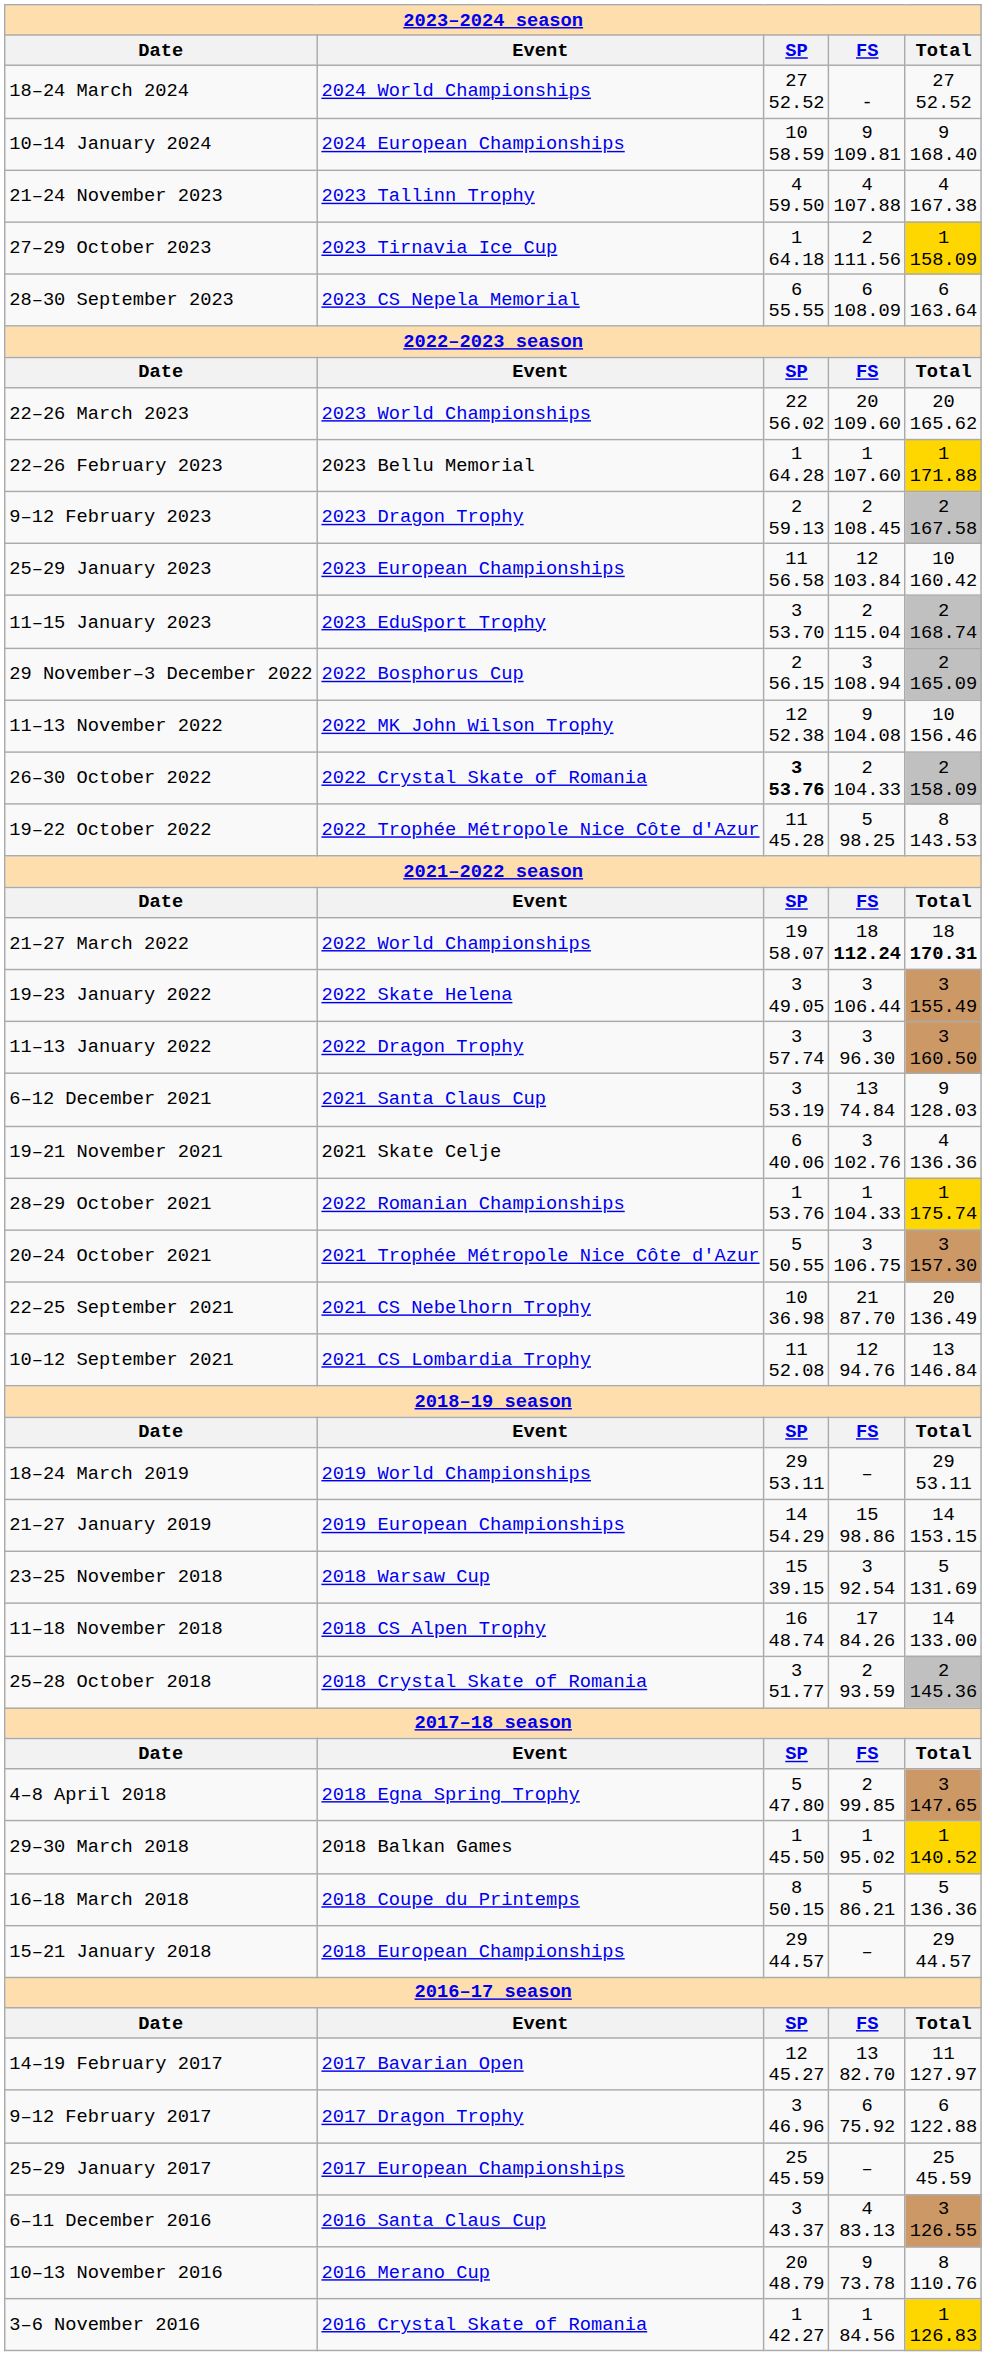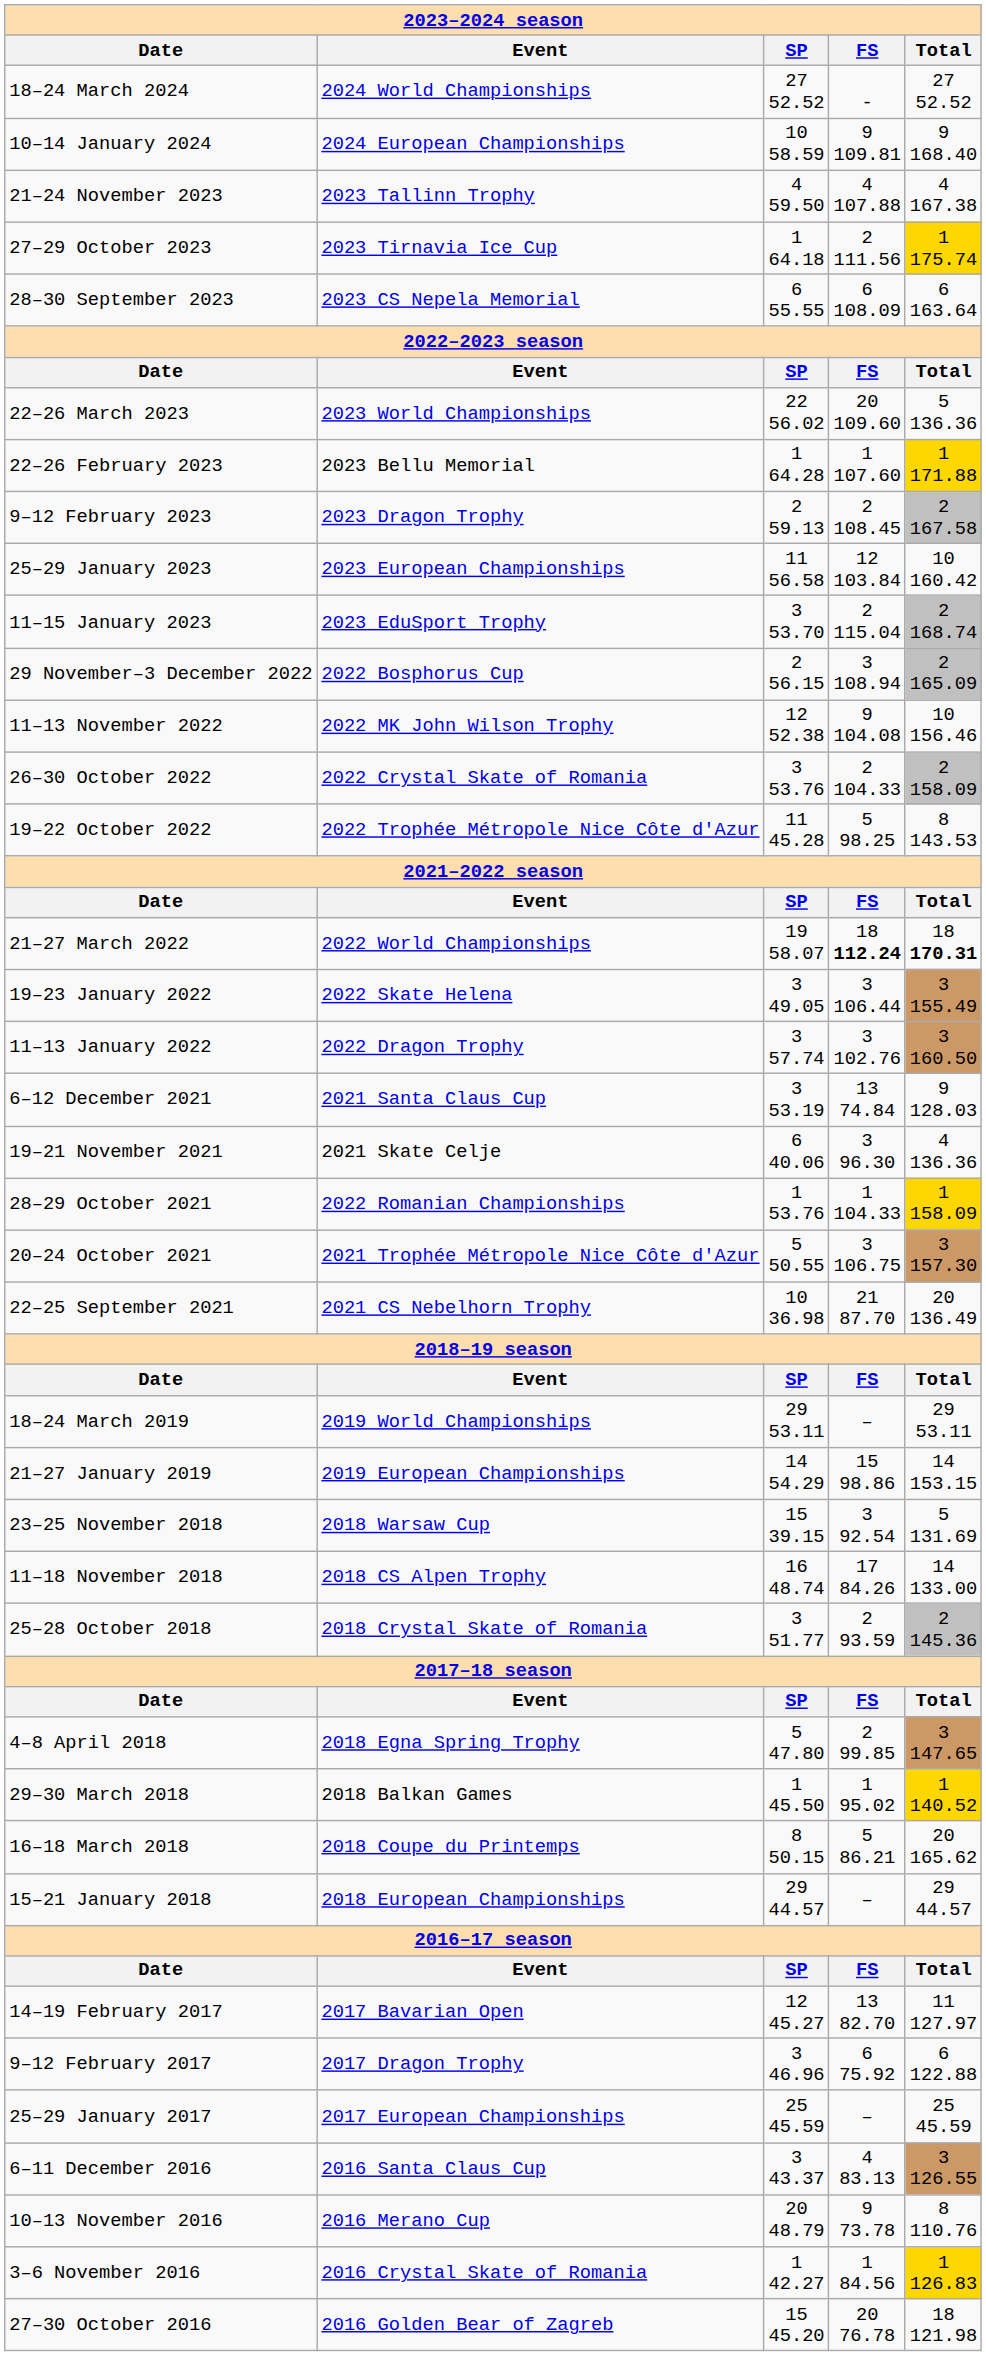(944, 248) 1 158.09 -> (944, 248) 1 175.74
(944, 413) 20 165.62 -> (944, 413) 5 136.36
(797, 778) bold -> (797, 778) normal
(867, 1048) 3 96.30 -> (867, 1048) 3 102.76
(867, 1152) 3 102.76 -> (867, 1152) 3 96.30
(944, 1204) 1 175.74 -> (944, 1204) 1 158.09
- row: (122, 1360)
(944, 1899) 5 136.36 -> (944, 1847) 20 165.62
+ row: (110, 2325)
